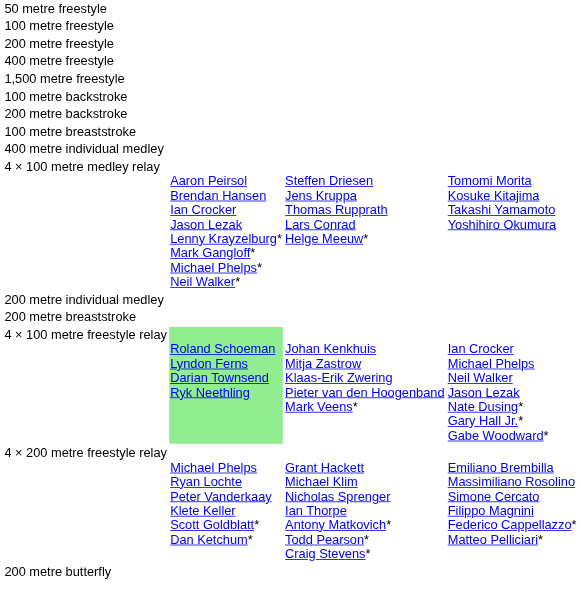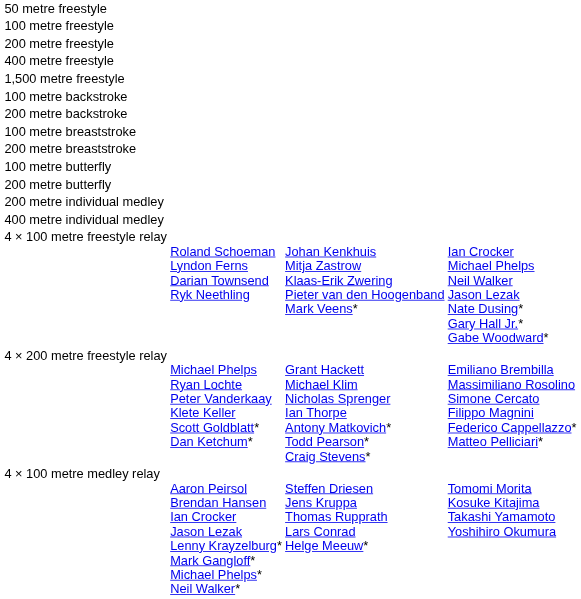rows swapped: (70, 317) <-> (84, 149)
+ row: (58, 167)
rows swapped: (58, 571) <-> (82, 167)
(223, 371) lightgreen background -> (223, 273) no background
